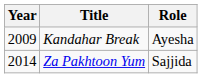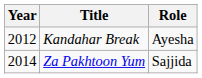(22, 38) 2009 -> (22, 38) 2012
